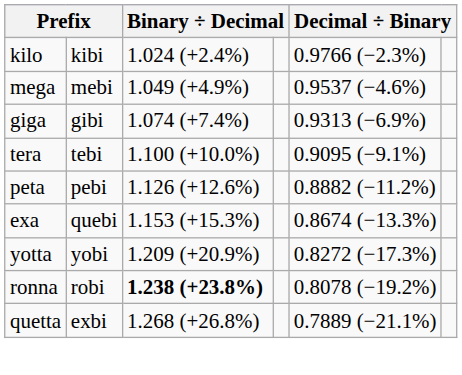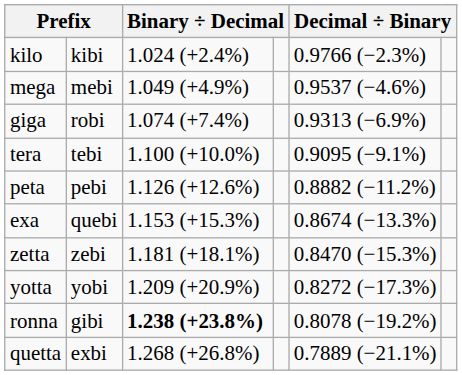(87, 120) gibi -> (88, 120) robi
+ row: (30, 253)
(88, 287) robi -> (87, 320) gibi
